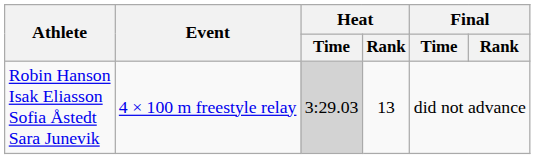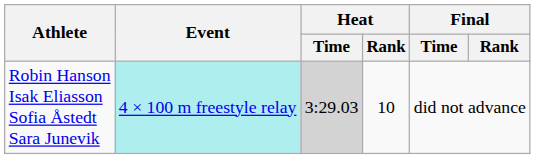(208, 107) no background -> (208, 107) paleturquoise background
(386, 107) 13 -> (386, 107) 10
